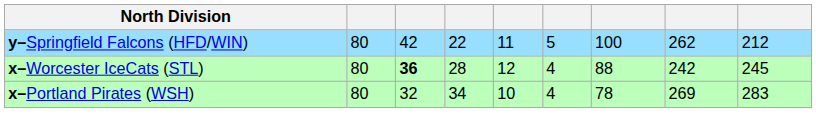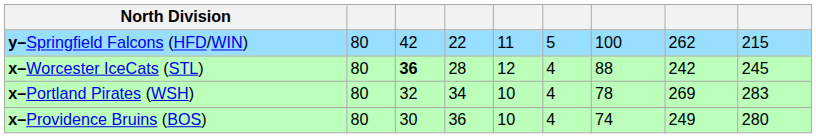(755, 42) 212 -> (755, 42) 215
+ row: (107, 119)
